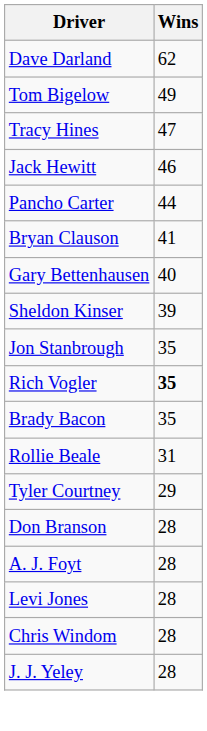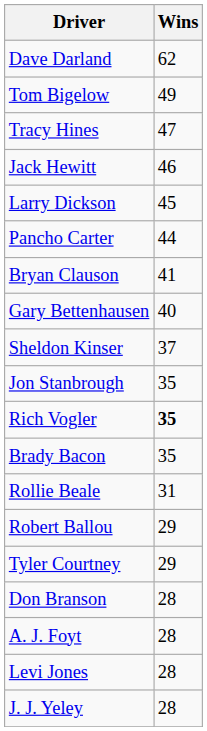+ row: (62, 202)
(167, 311) 39 -> (167, 347) 37
+ row: (61, 527)
- row: (63, 635)
